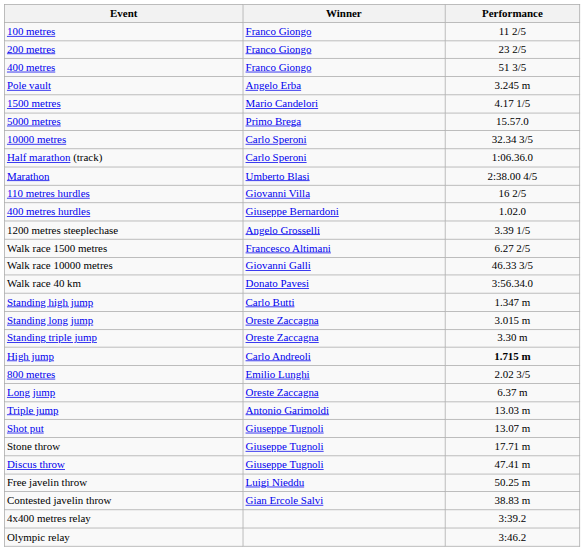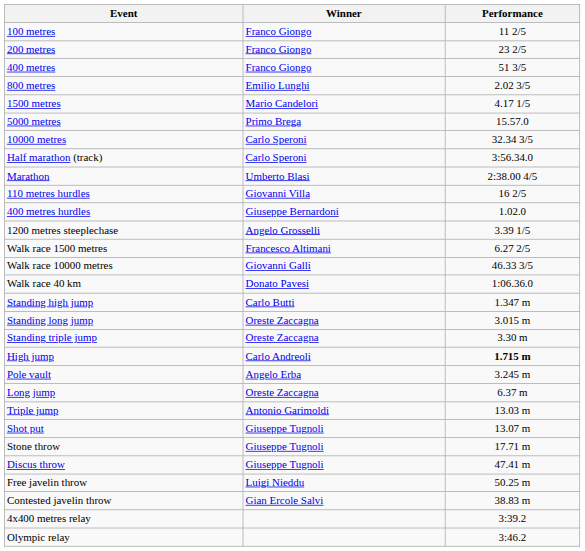rows swapped: (31, 374) <-> (29, 86)
(512, 158) 1:06.36.0 -> (512, 158) 3:56.34.0
(512, 284) 3:56.34.0 -> (512, 284) 1:06.36.0
